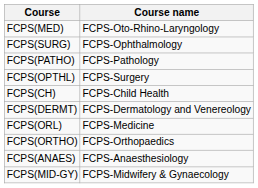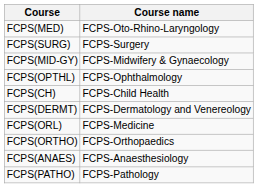(132, 45) FCPS-Ophthalmology -> (116, 45) FCPS-Surgery
rows swapped: (42, 175) <-> (41, 61)
(116, 77) FCPS-Surgery -> (132, 77) FCPS-Ophthalmology
